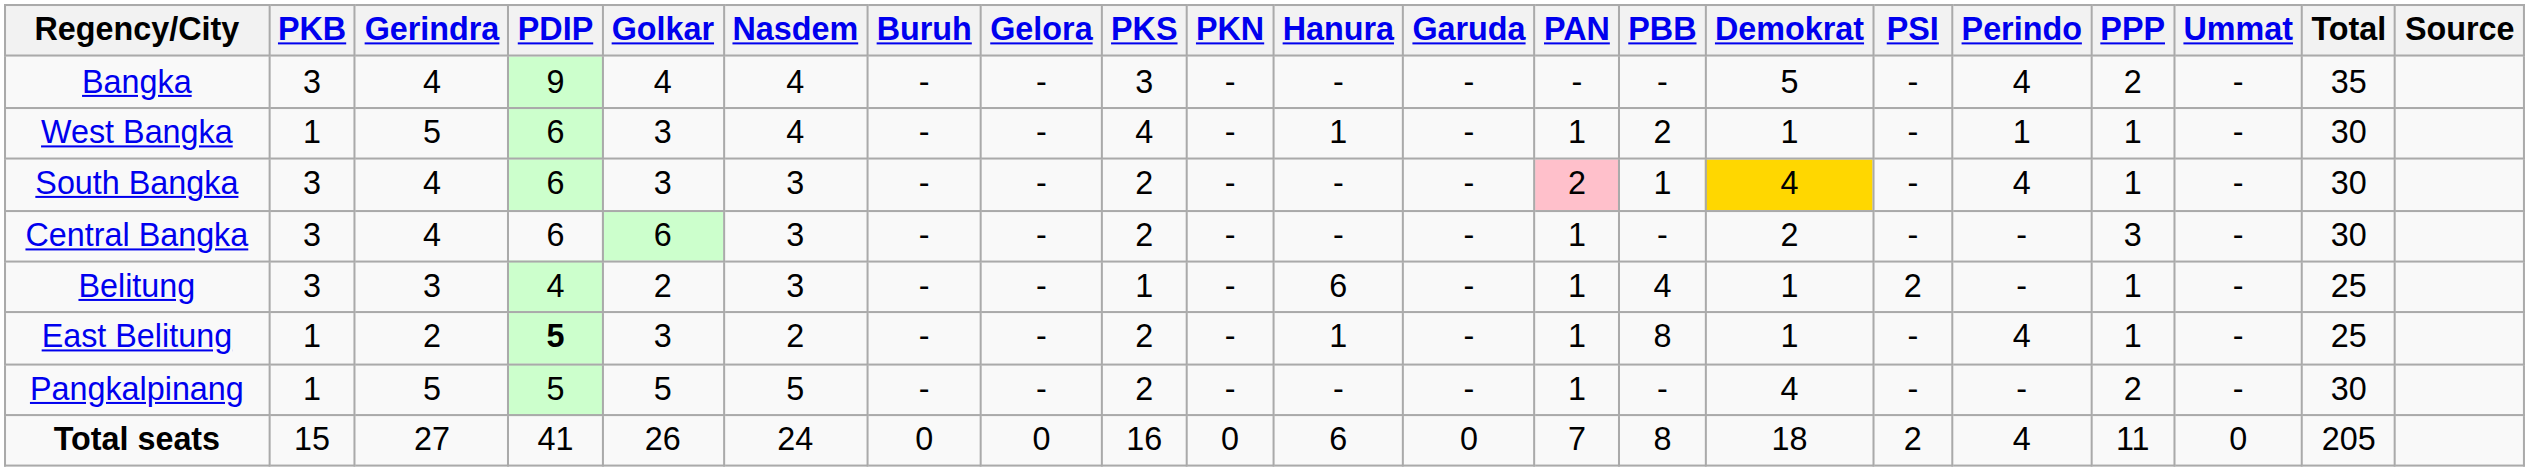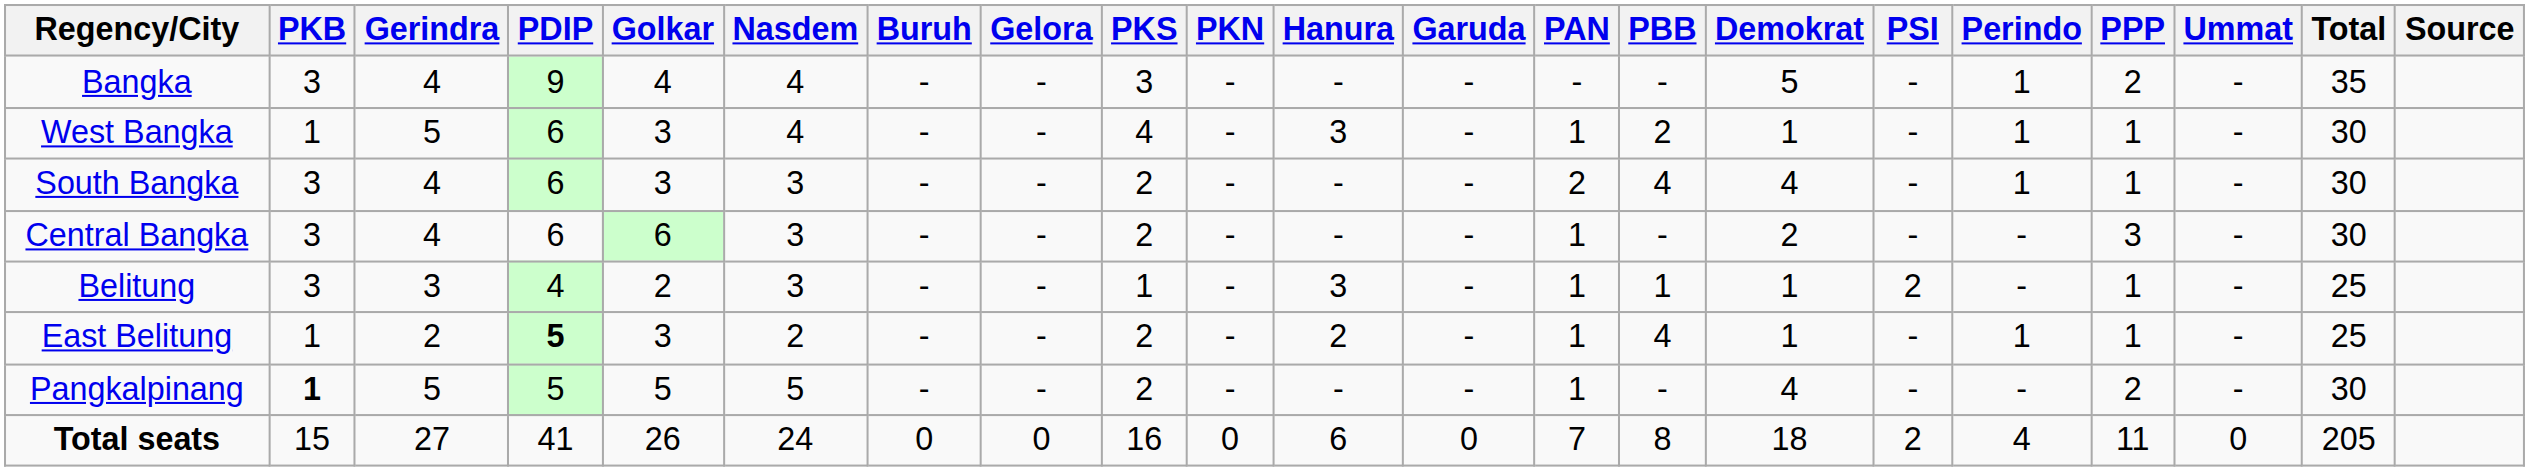(2022, 81) 4 -> (2022, 81) 1
(1338, 132) 1 -> (1338, 132) 3
(1577, 183) pink background -> (1577, 183) no background
(1662, 183) 1 -> (1662, 183) 4
(1789, 183) gold background -> (1789, 183) no background
(2022, 183) 4 -> (2022, 183) 1
(1338, 286) 6 -> (1338, 286) 3
(1662, 286) 4 -> (1662, 286) 1
(1338, 337) 1 -> (1338, 337) 2
(1662, 337) 8 -> (1662, 337) 4
(2022, 337) 4 -> (2022, 337) 1
(312, 388) normal -> (312, 388) bold
